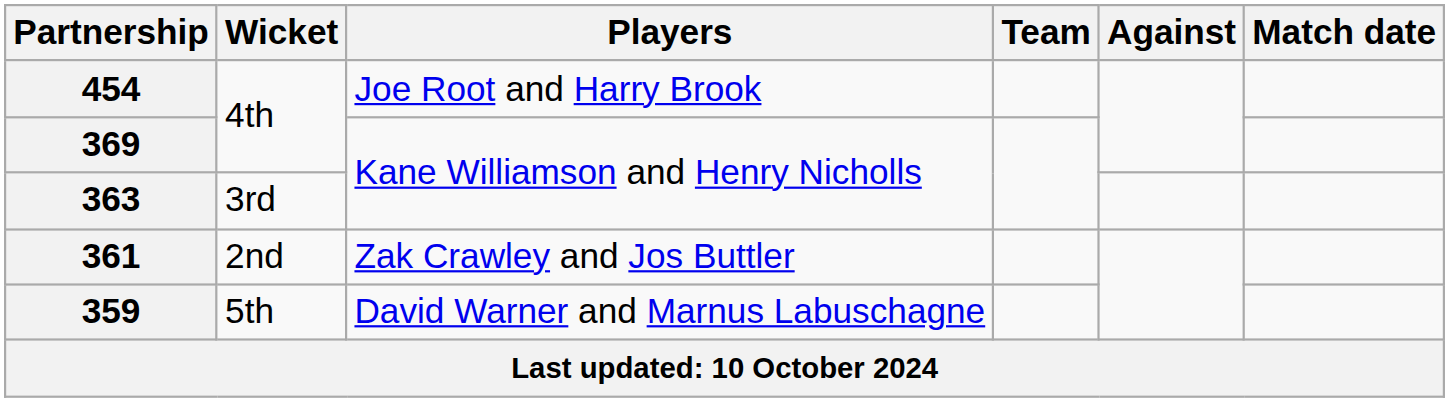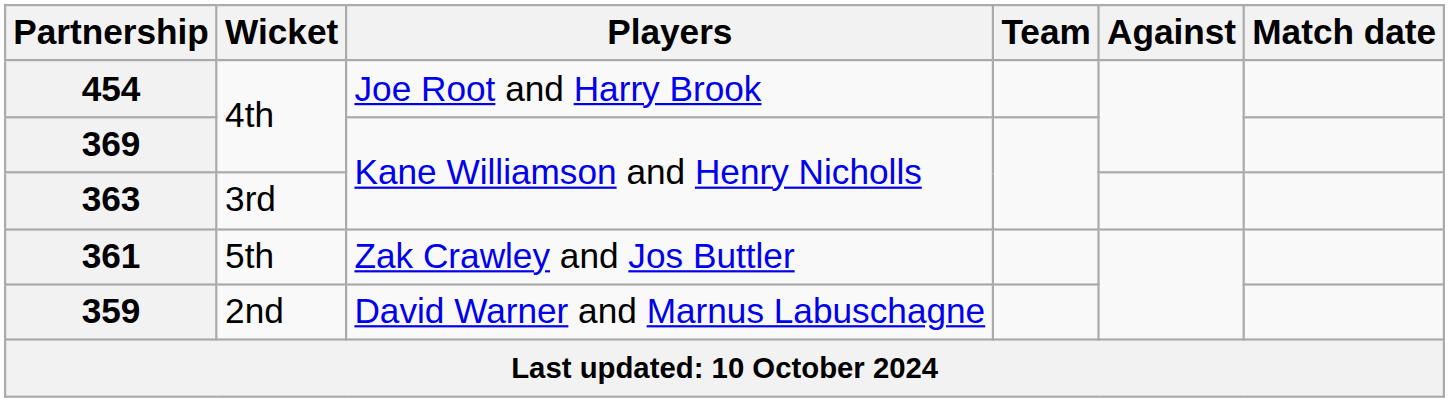(254, 255) 2nd -> (250, 255) 5th
(250, 311) 5th -> (254, 311) 2nd
